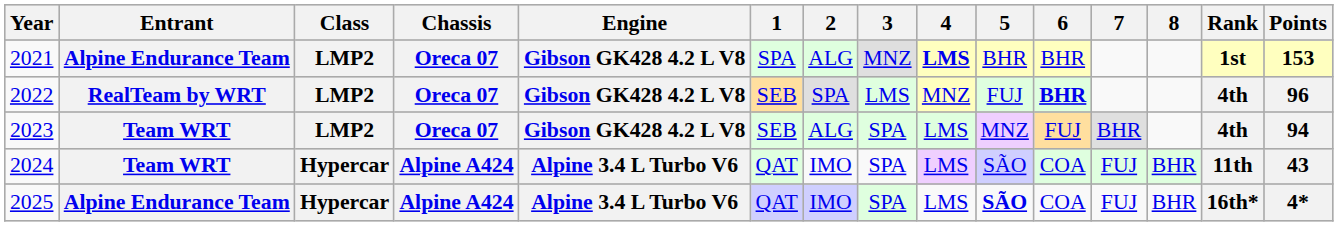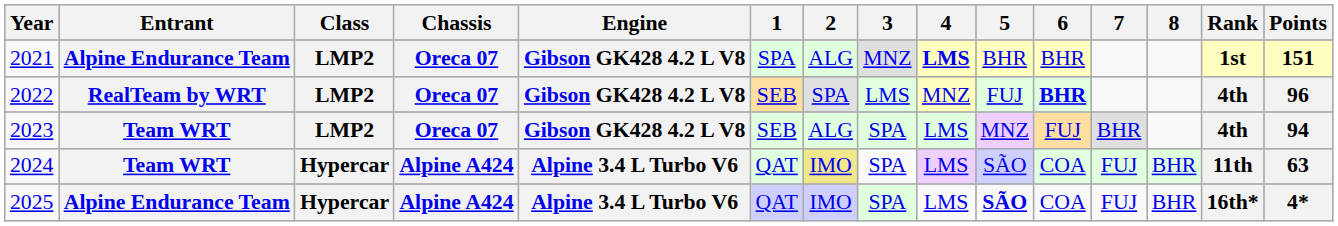(1298, 57) 153 -> (1298, 57) 151
(831, 165) no background -> (831, 165) khaki background
(1298, 165) 43 -> (1298, 165) 63
